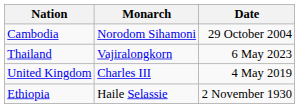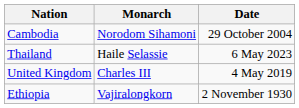(135, 53) Vajiralongkorn -> (132, 53) Haile Selassie
(132, 93) Haile Selassie -> (135, 93) Vajiralongkorn
